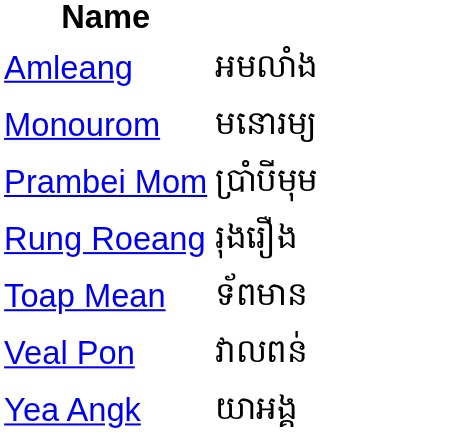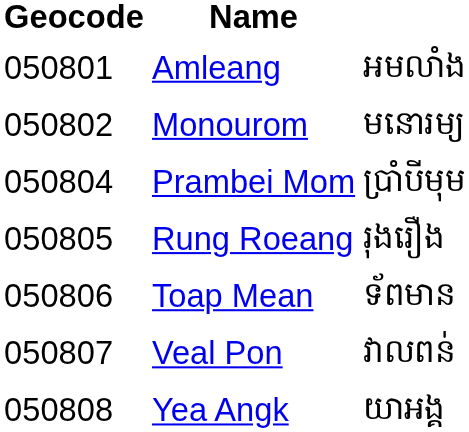+ column: (74, 16)
